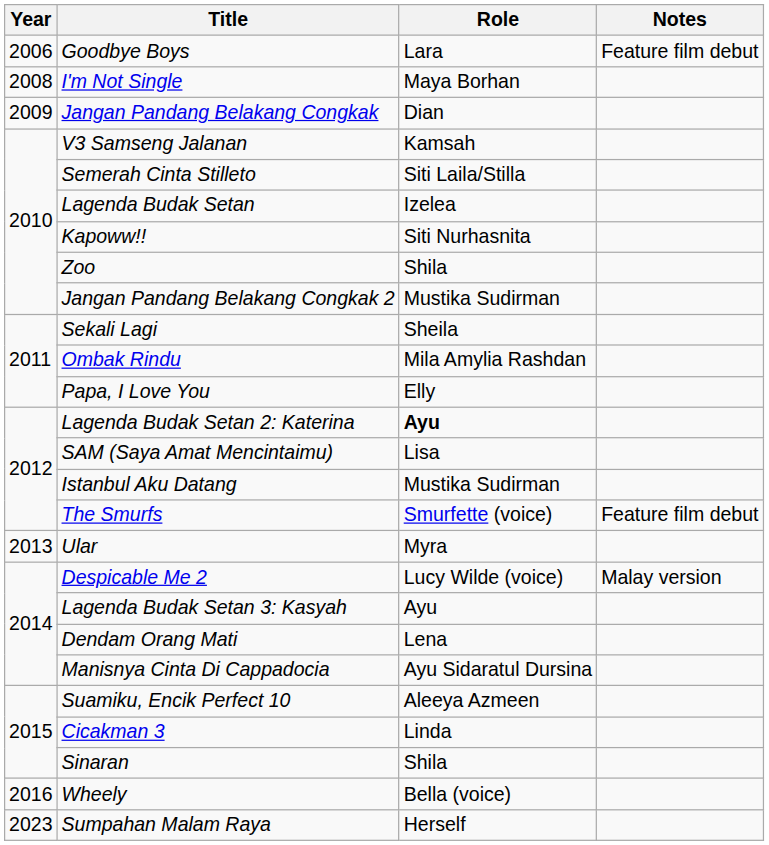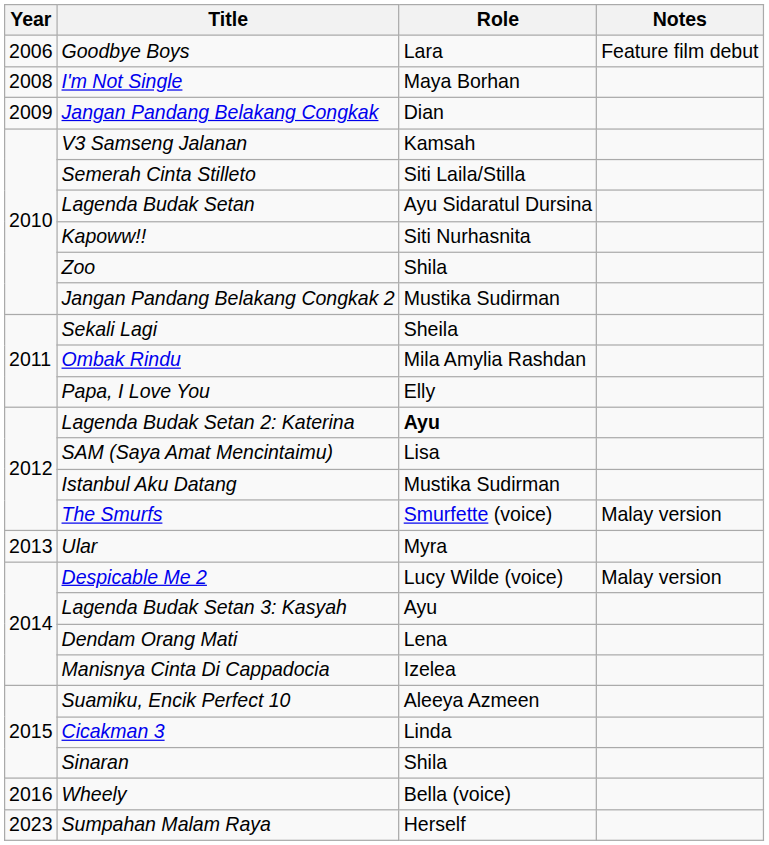(430, 205) Izelea -> (498, 205) Ayu Sidaratul Dursina
(680, 515) Feature film debut -> (661, 515) Malay version
(498, 670) Ayu Sidaratul Dursina -> (430, 670) Izelea
